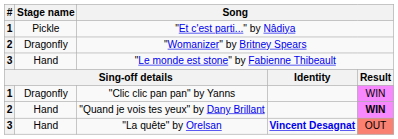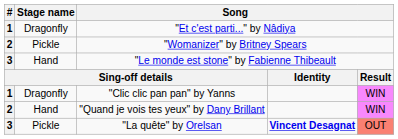(46, 28) Pickle -> (46, 28) Dragonfly
(46, 45) Dragonfly -> (46, 45) Pickle
(376, 110) bold -> (376, 110) normal
(46, 126) Hand -> (46, 126) Pickle
